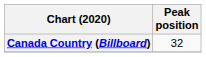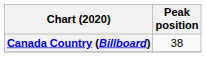(177, 43) 32 -> (177, 43) 38
